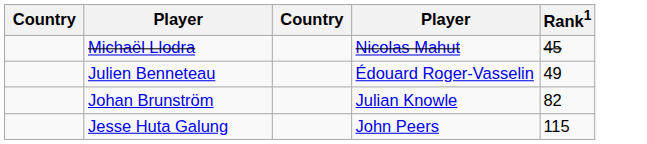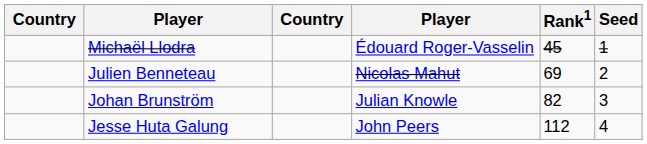+ column: (619, 19)
(408, 48) Nicolas Mahut -> (445, 48) Édouard Roger-Vasselin
(445, 74) Édouard Roger-Vasselin -> (408, 74) Nicolas Mahut
(553, 74) 49 -> (553, 74) 69
(557, 126) 115 -> (557, 126) 112
